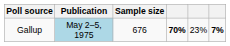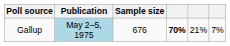(198, 30) 23% -> (198, 30) 21%
(217, 30) bold -> (217, 30) normal
